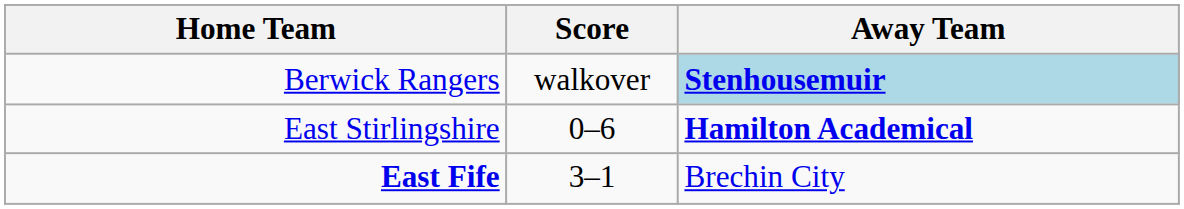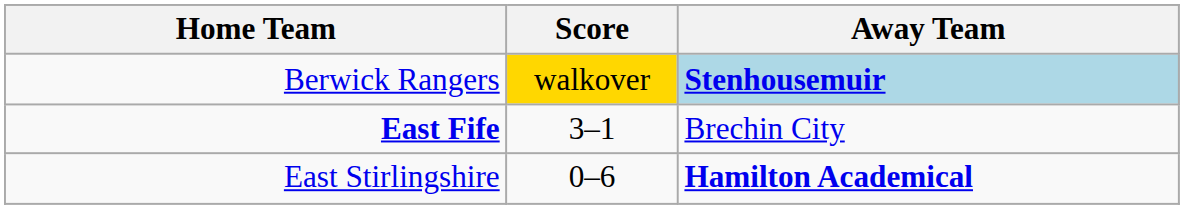(592, 78) no background -> (592, 78) gold background
rows swapped: (392, 128) <-> (440, 177)
